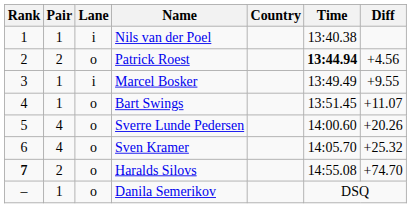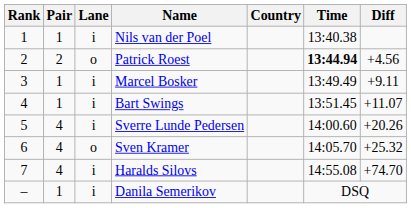(383, 81) +9.55 -> (383, 81) +9.11
(94, 103) o -> (94, 103) i
(94, 125) o -> (94, 125) i
(24, 170) bold -> (24, 170) normal
(59, 170) 2 -> (59, 170) 4
(94, 170) o -> (94, 170) i
(94, 192) o -> (94, 192) i
